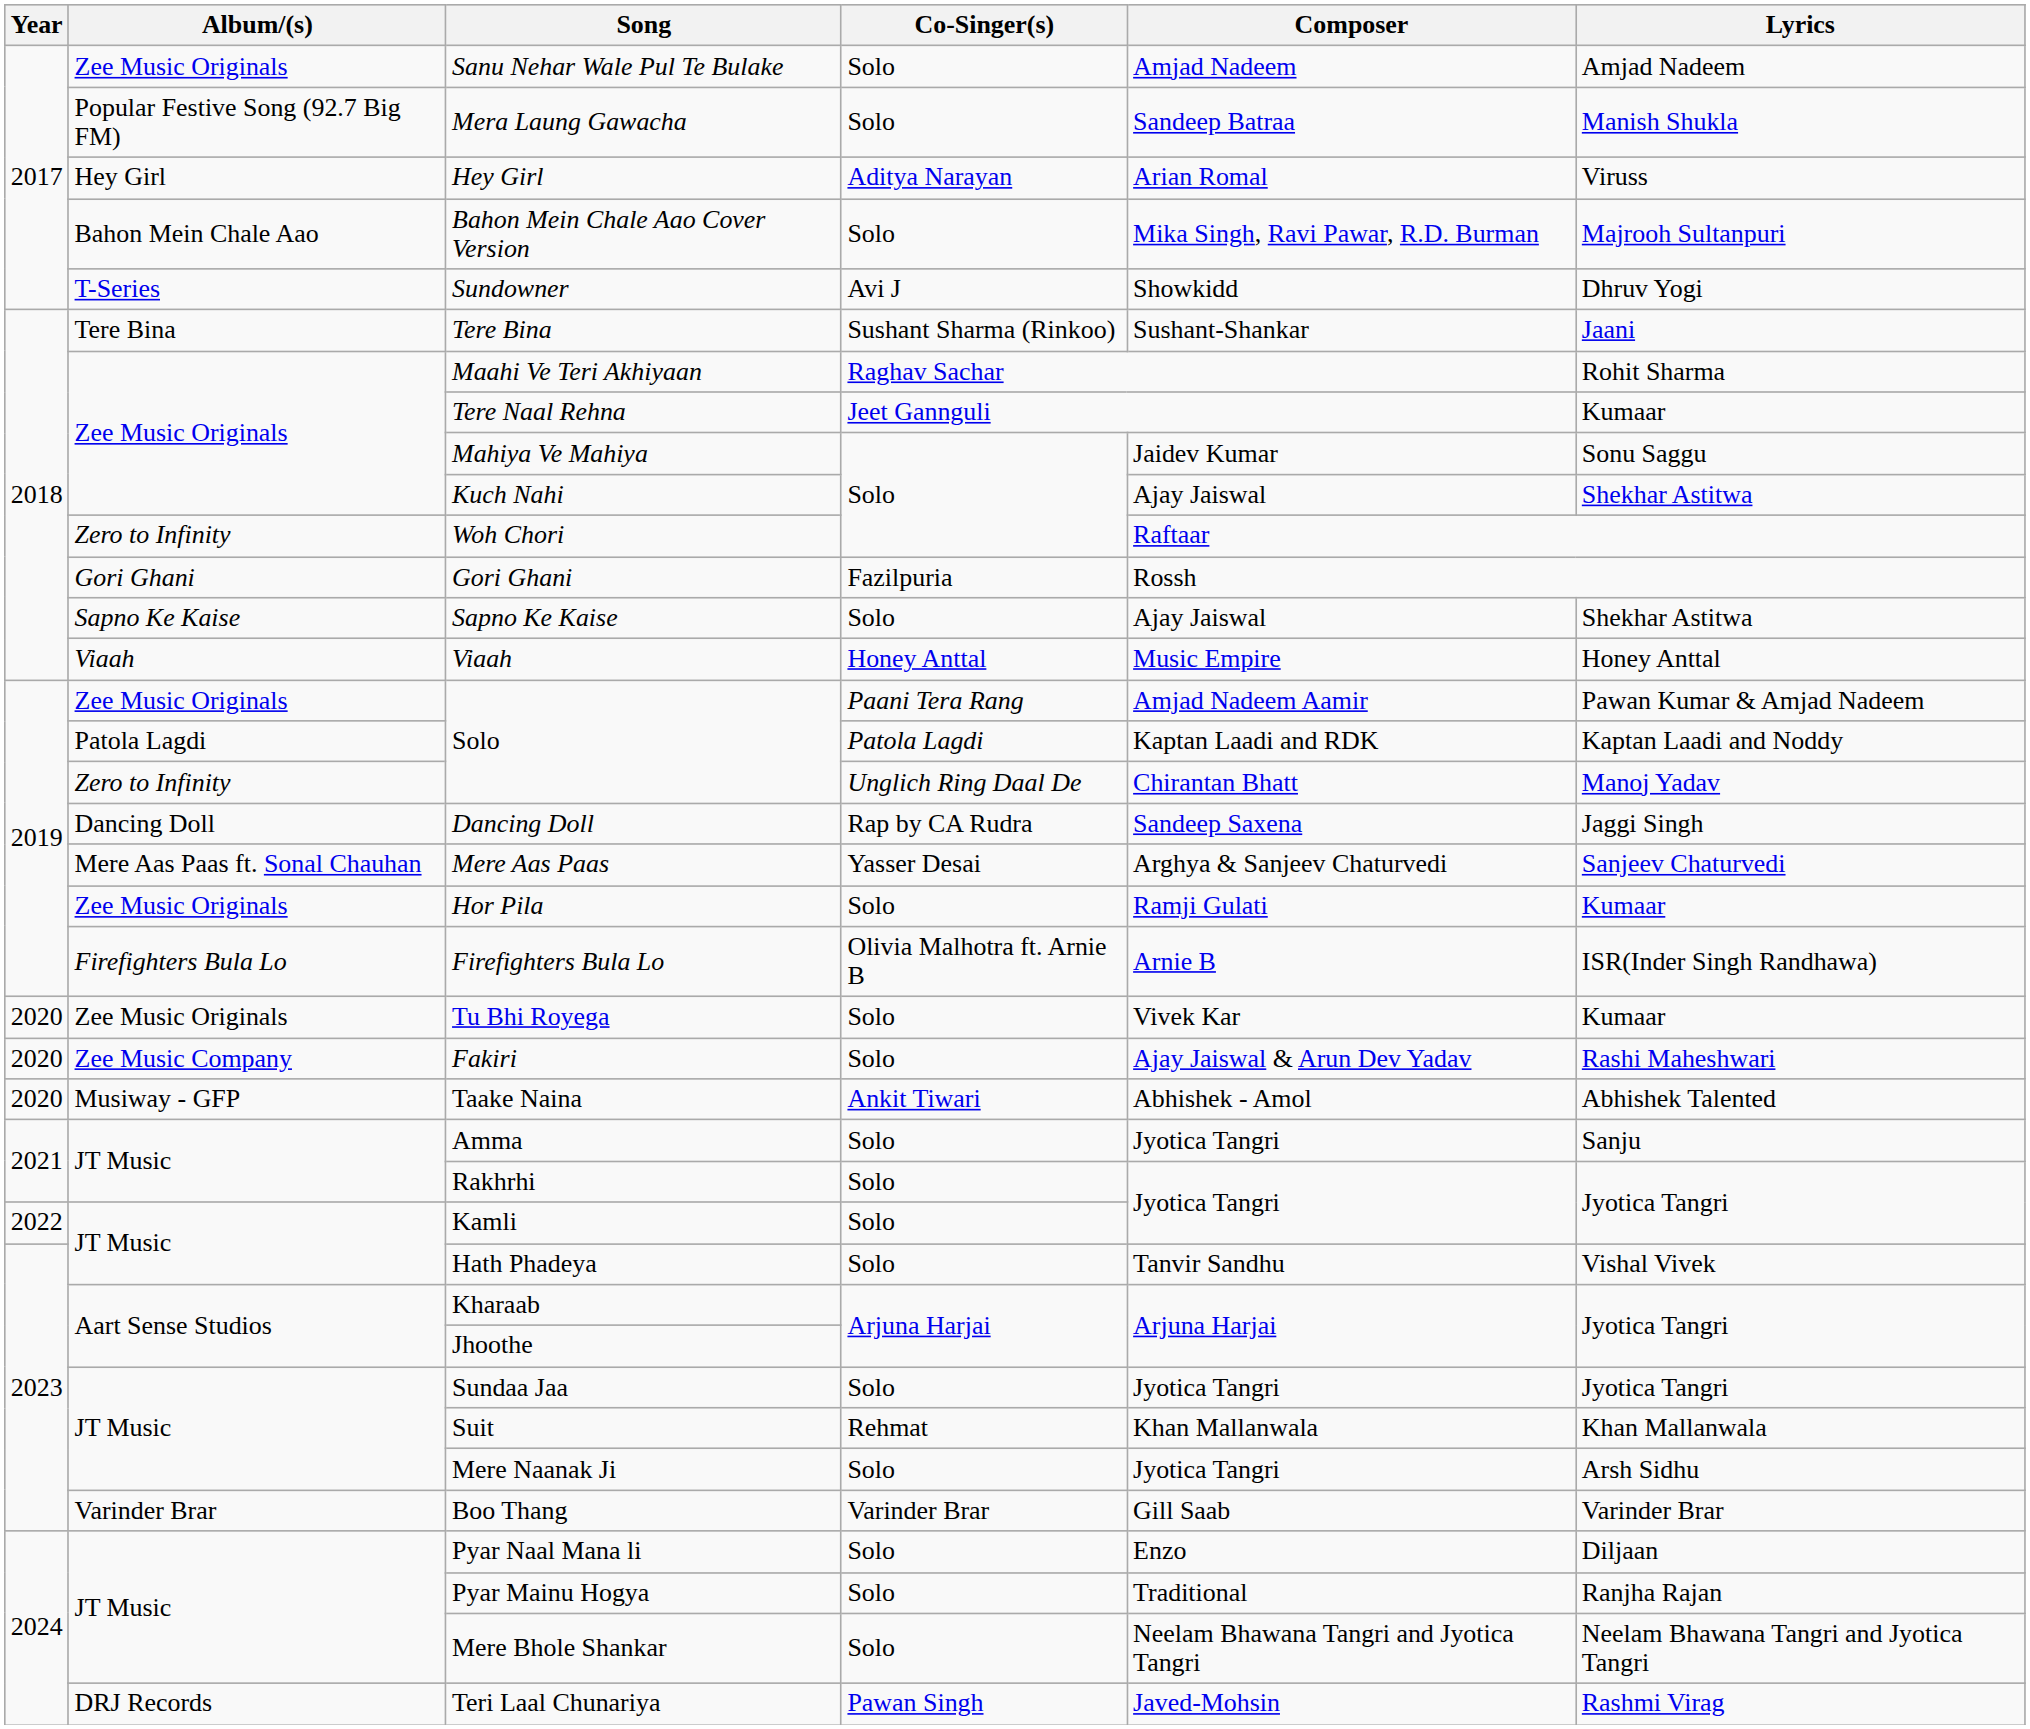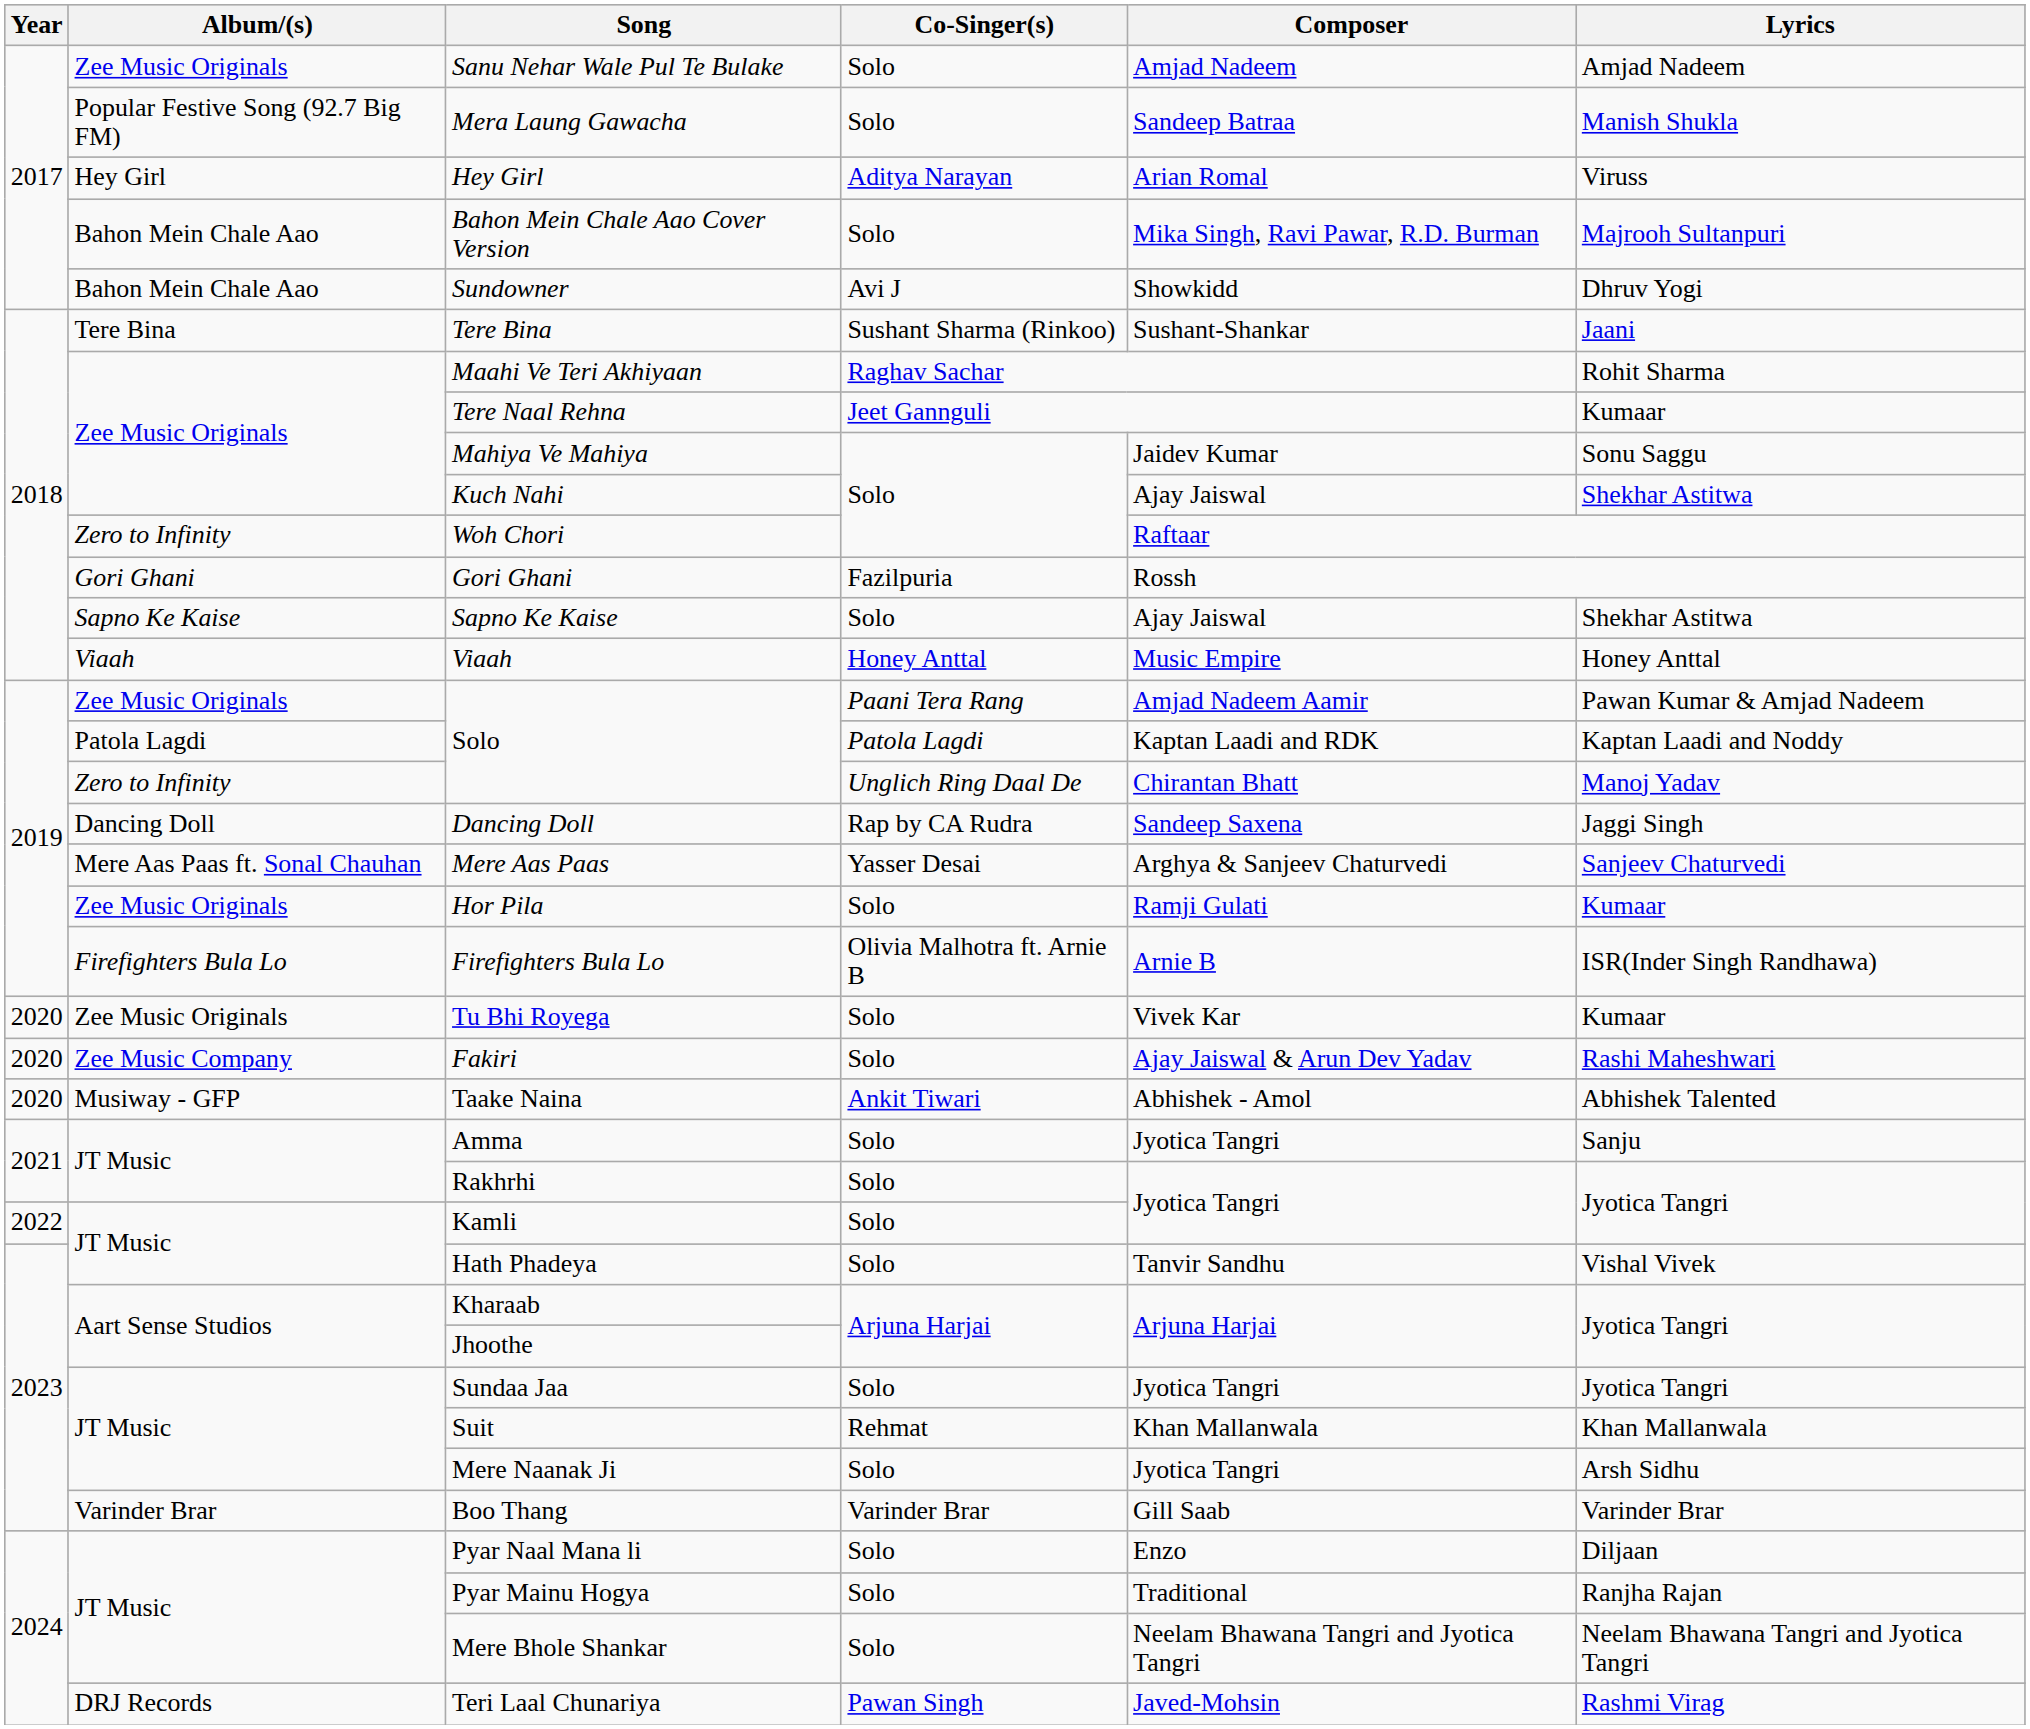(117, 288) T-Series -> (197, 288) Bahon Mein Chale Aao
